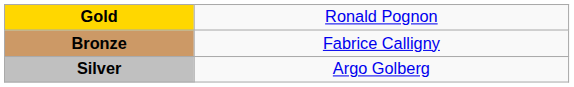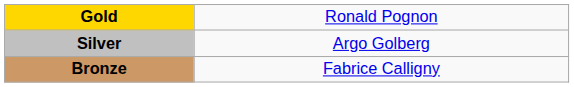rows swapped: (99, 69) <-> (99, 43)
